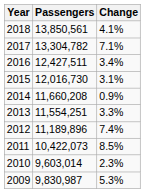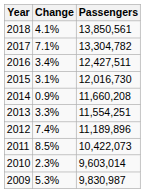columns swapped: (65, 12) <-> (119, 12)
